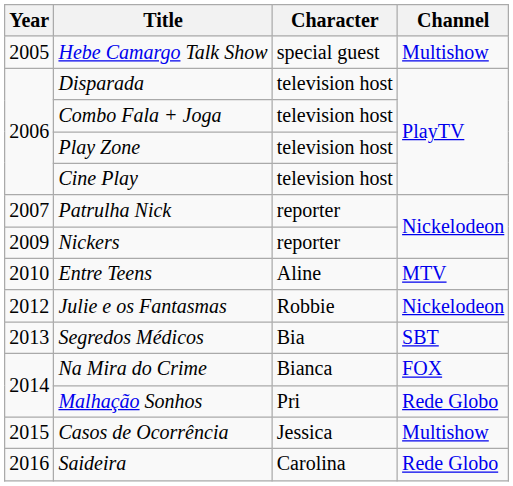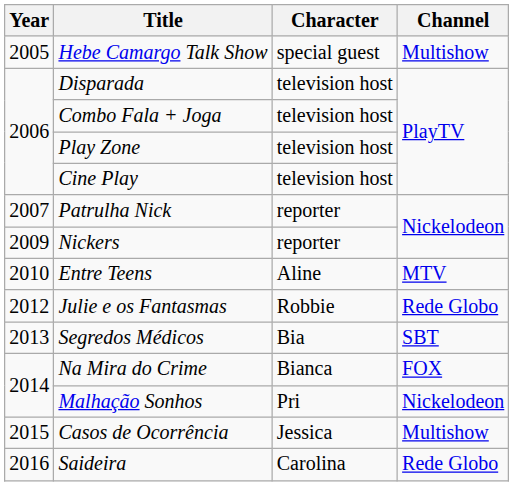(453, 305) Nickelodeon -> (450, 305) Rede Globo
(450, 400) Rede Globo -> (453, 400) Nickelodeon
